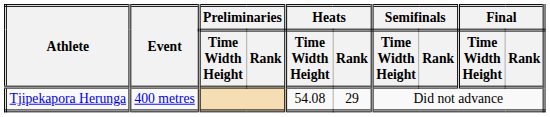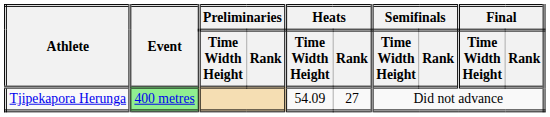(165, 99) no background -> (165, 99) lightgreen background
(310, 99) 54.08 -> (310, 99) 54.09
(352, 99) 29 -> (352, 99) 27
